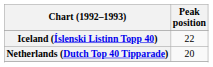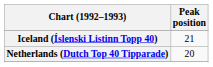(189, 38) 22 -> (189, 38) 21
